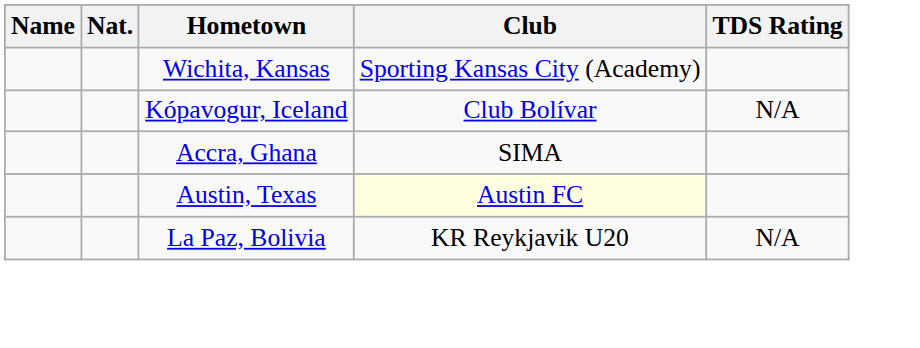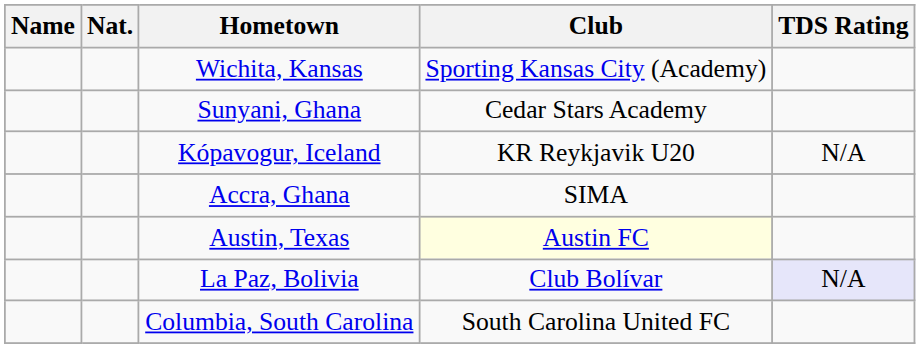+ row: (279, 110)
(530, 110) Club Bolívar -> (596, 152) KR Reykjavik U20
(530, 237) KR Reykjavik U20 -> (596, 279) Club Bolívar
(778, 237) no background -> (843, 279) lavender background
+ row: (279, 321)
